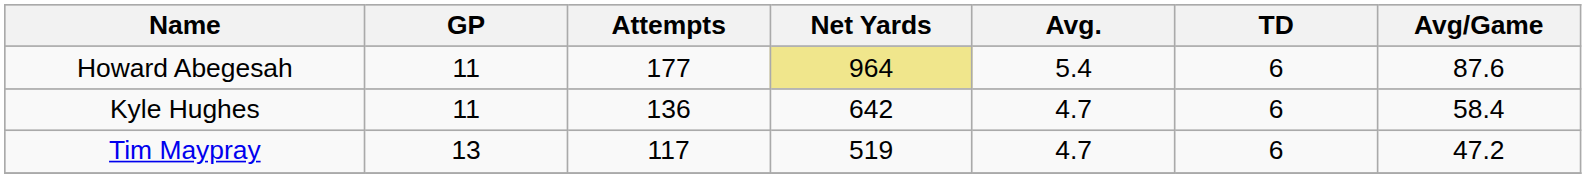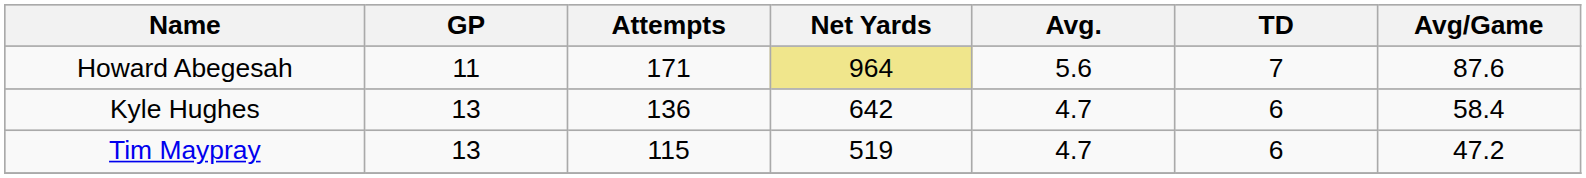(669, 67) 177 -> (669, 67) 171
(1074, 67) 5.4 -> (1074, 67) 5.6
(1276, 67) 6 -> (1276, 67) 7
(466, 109) 11 -> (466, 109) 13
(669, 151) 117 -> (669, 151) 115
